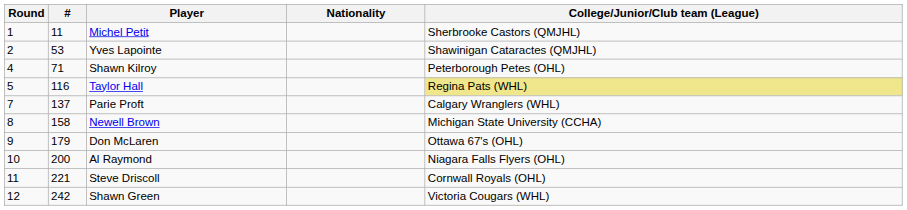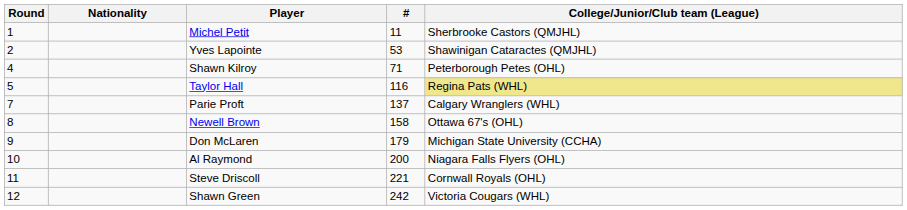columns swapped: (67, 13) <-> (356, 13)
(515, 123) Michigan State University (CCHA) -> (475, 123) Ottawa 67's (OHL)
(475, 141) Ottawa 67's (OHL) -> (515, 141) Michigan State University (CCHA)
